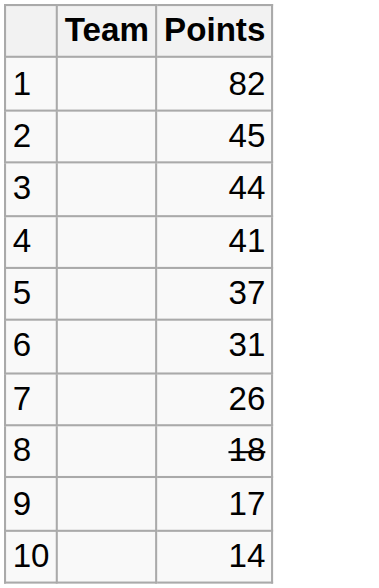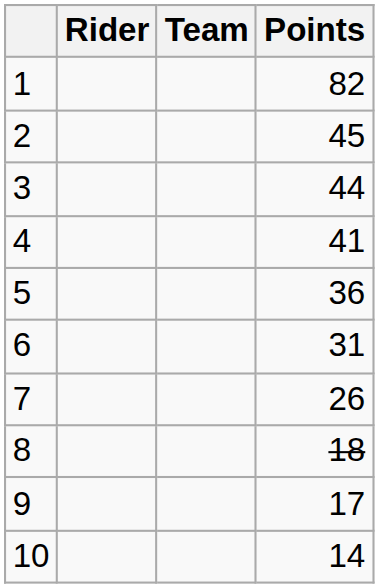+ column: (107, 30)
(247, 293) 37 -> (347, 293) 36
